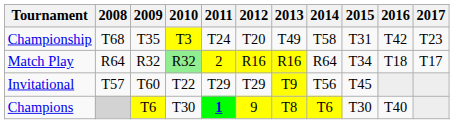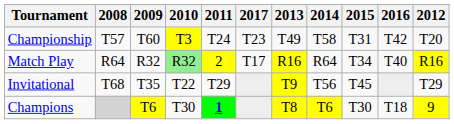columns swapped: (254, 15) <-> (431, 15)
(113, 38) T68 -> (113, 38) T57
(148, 38) T35 -> (148, 38) T60
(396, 61) T18 -> (396, 61) T40
(113, 84) T57 -> (113, 84) T68
(148, 84) T60 -> (148, 84) T35
(396, 107) T40 -> (396, 107) T18
